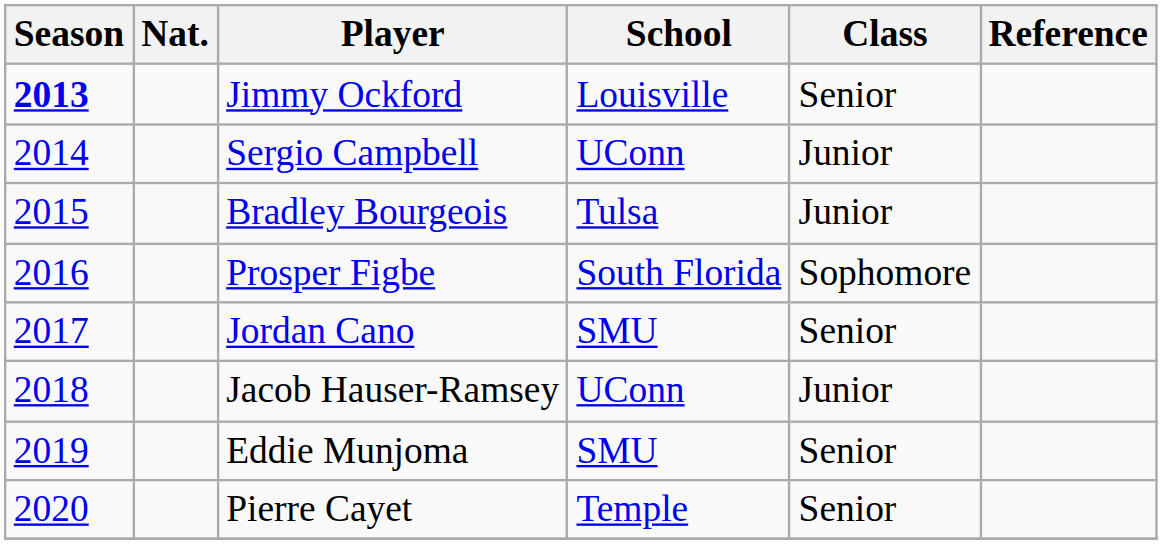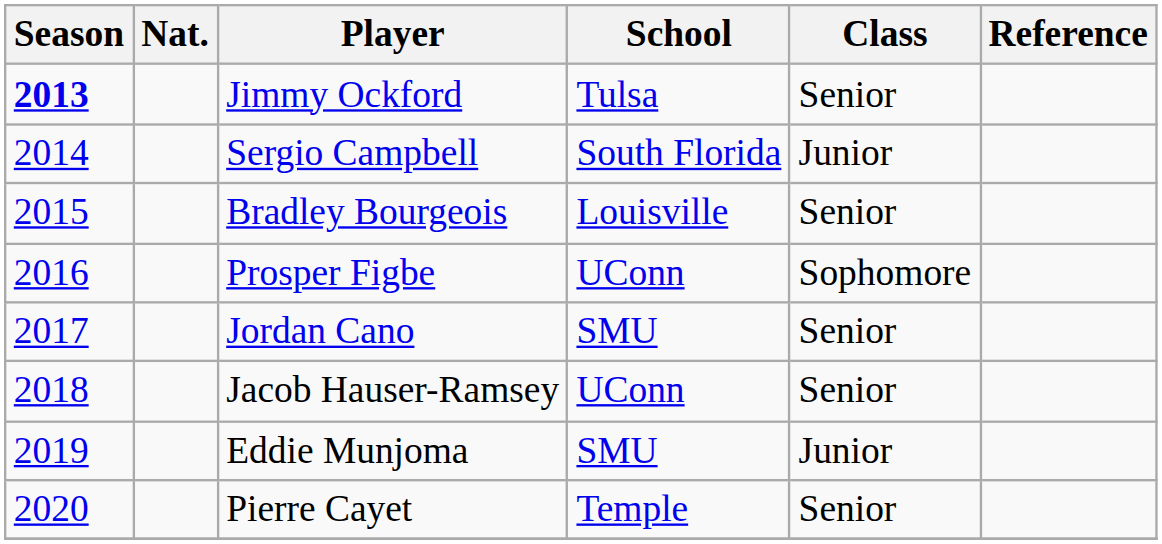(652, 93) Louisville -> (617, 93) Tulsa
(631, 152) UConn -> (679, 152) South Florida
(617, 212) Tulsa -> (652, 212) Louisville
(845, 212) Junior -> (847, 212) Senior
(679, 271) South Florida -> (631, 271) UConn
(845, 390) Junior -> (847, 390) Senior
(847, 449) Senior -> (845, 449) Junior
